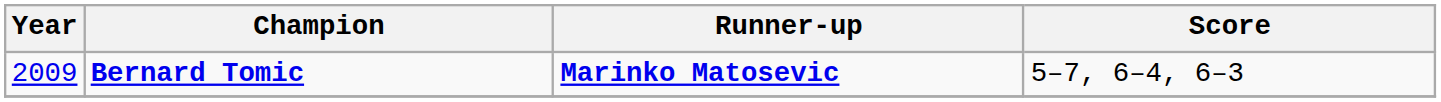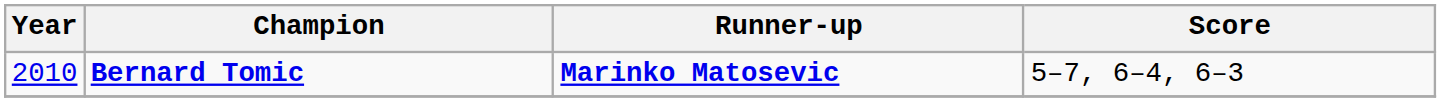(45, 74) 2009 -> (45, 74) 2010
